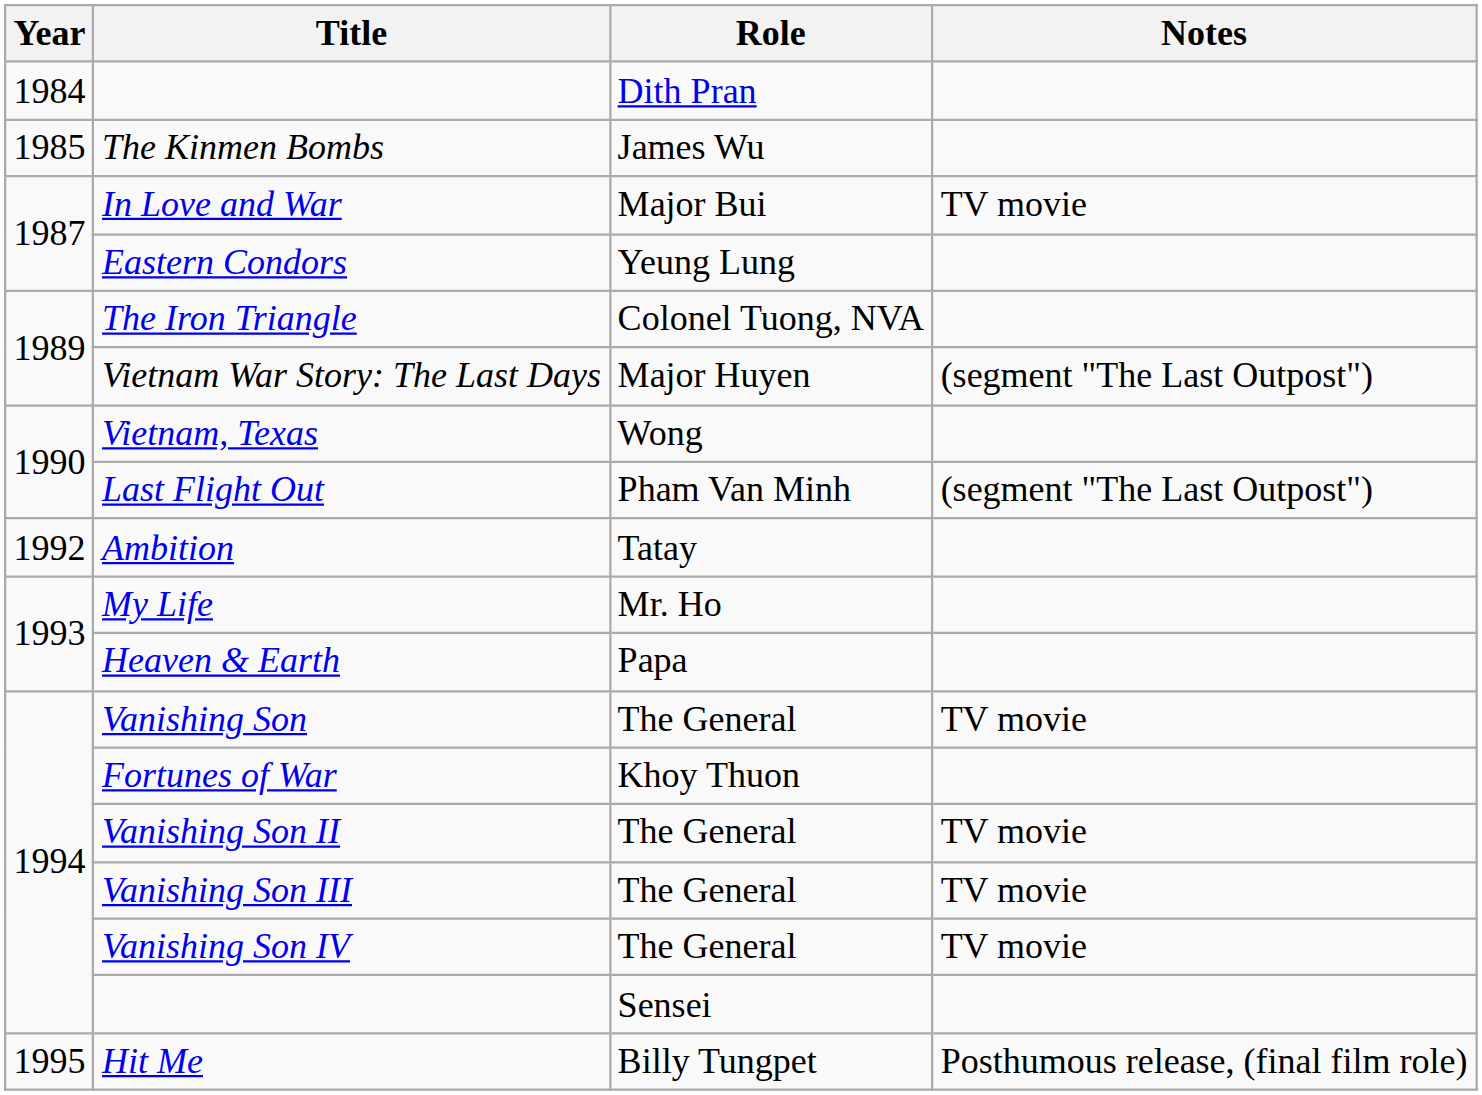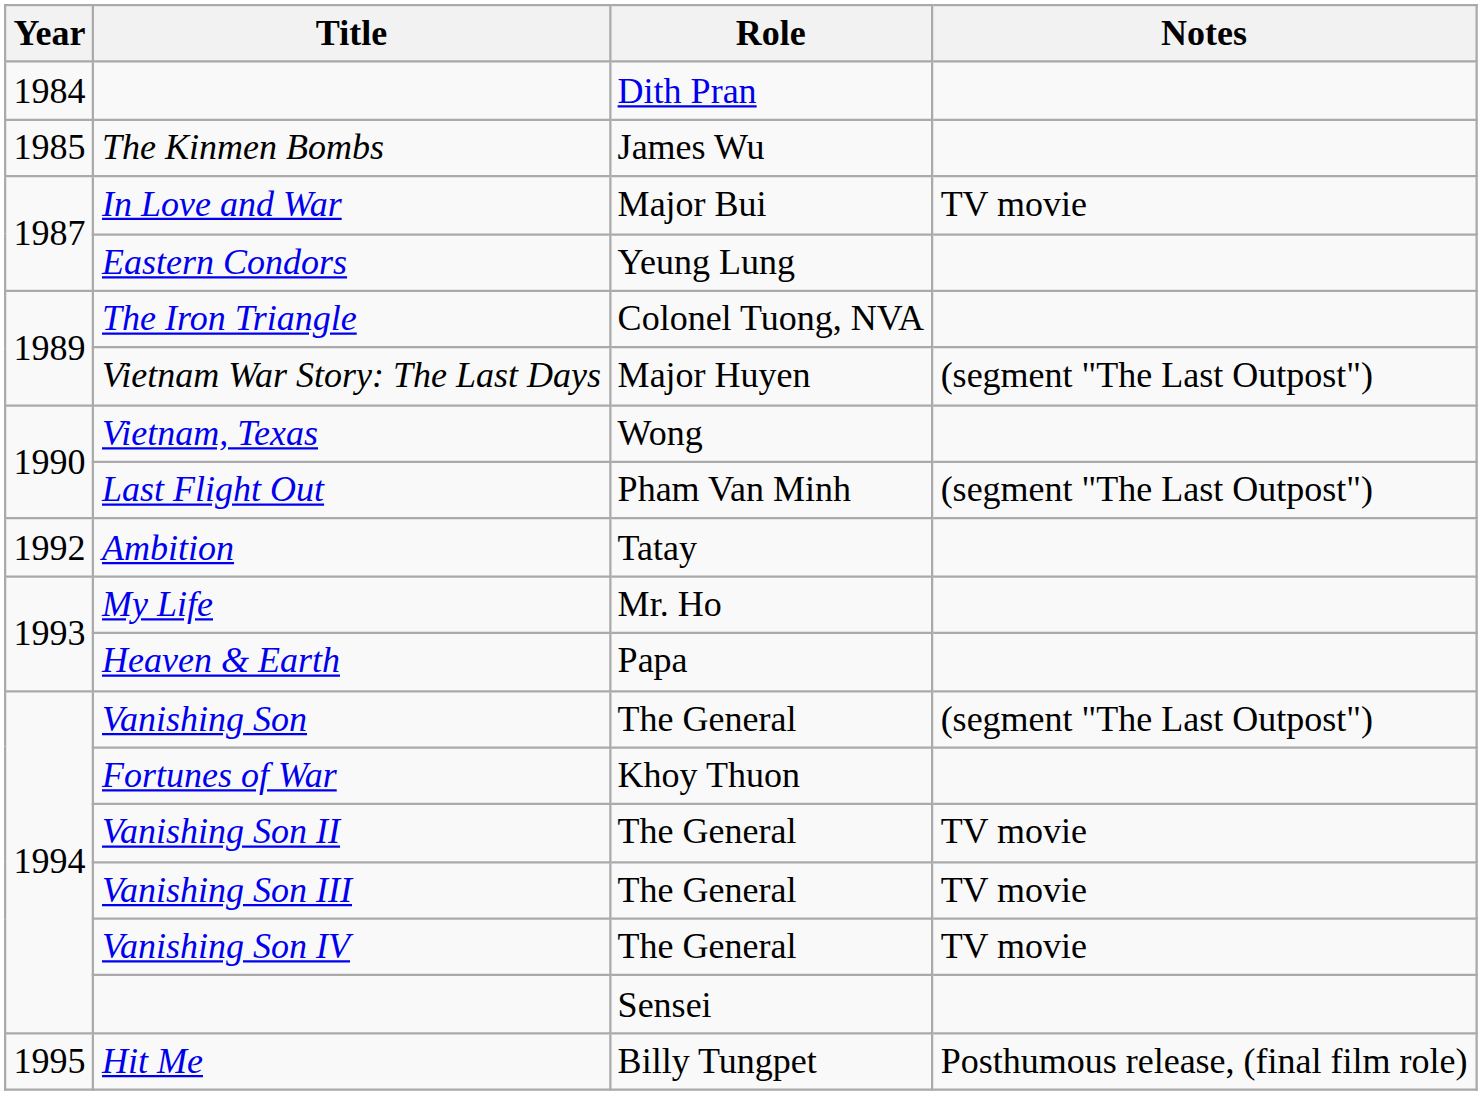(1014, 718) TV movie -> (1157, 718) (segment "The Last Outpost")
